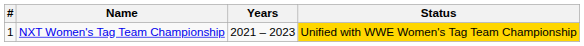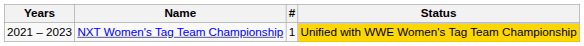columns swapped: (10, 13) <-> (263, 13)
